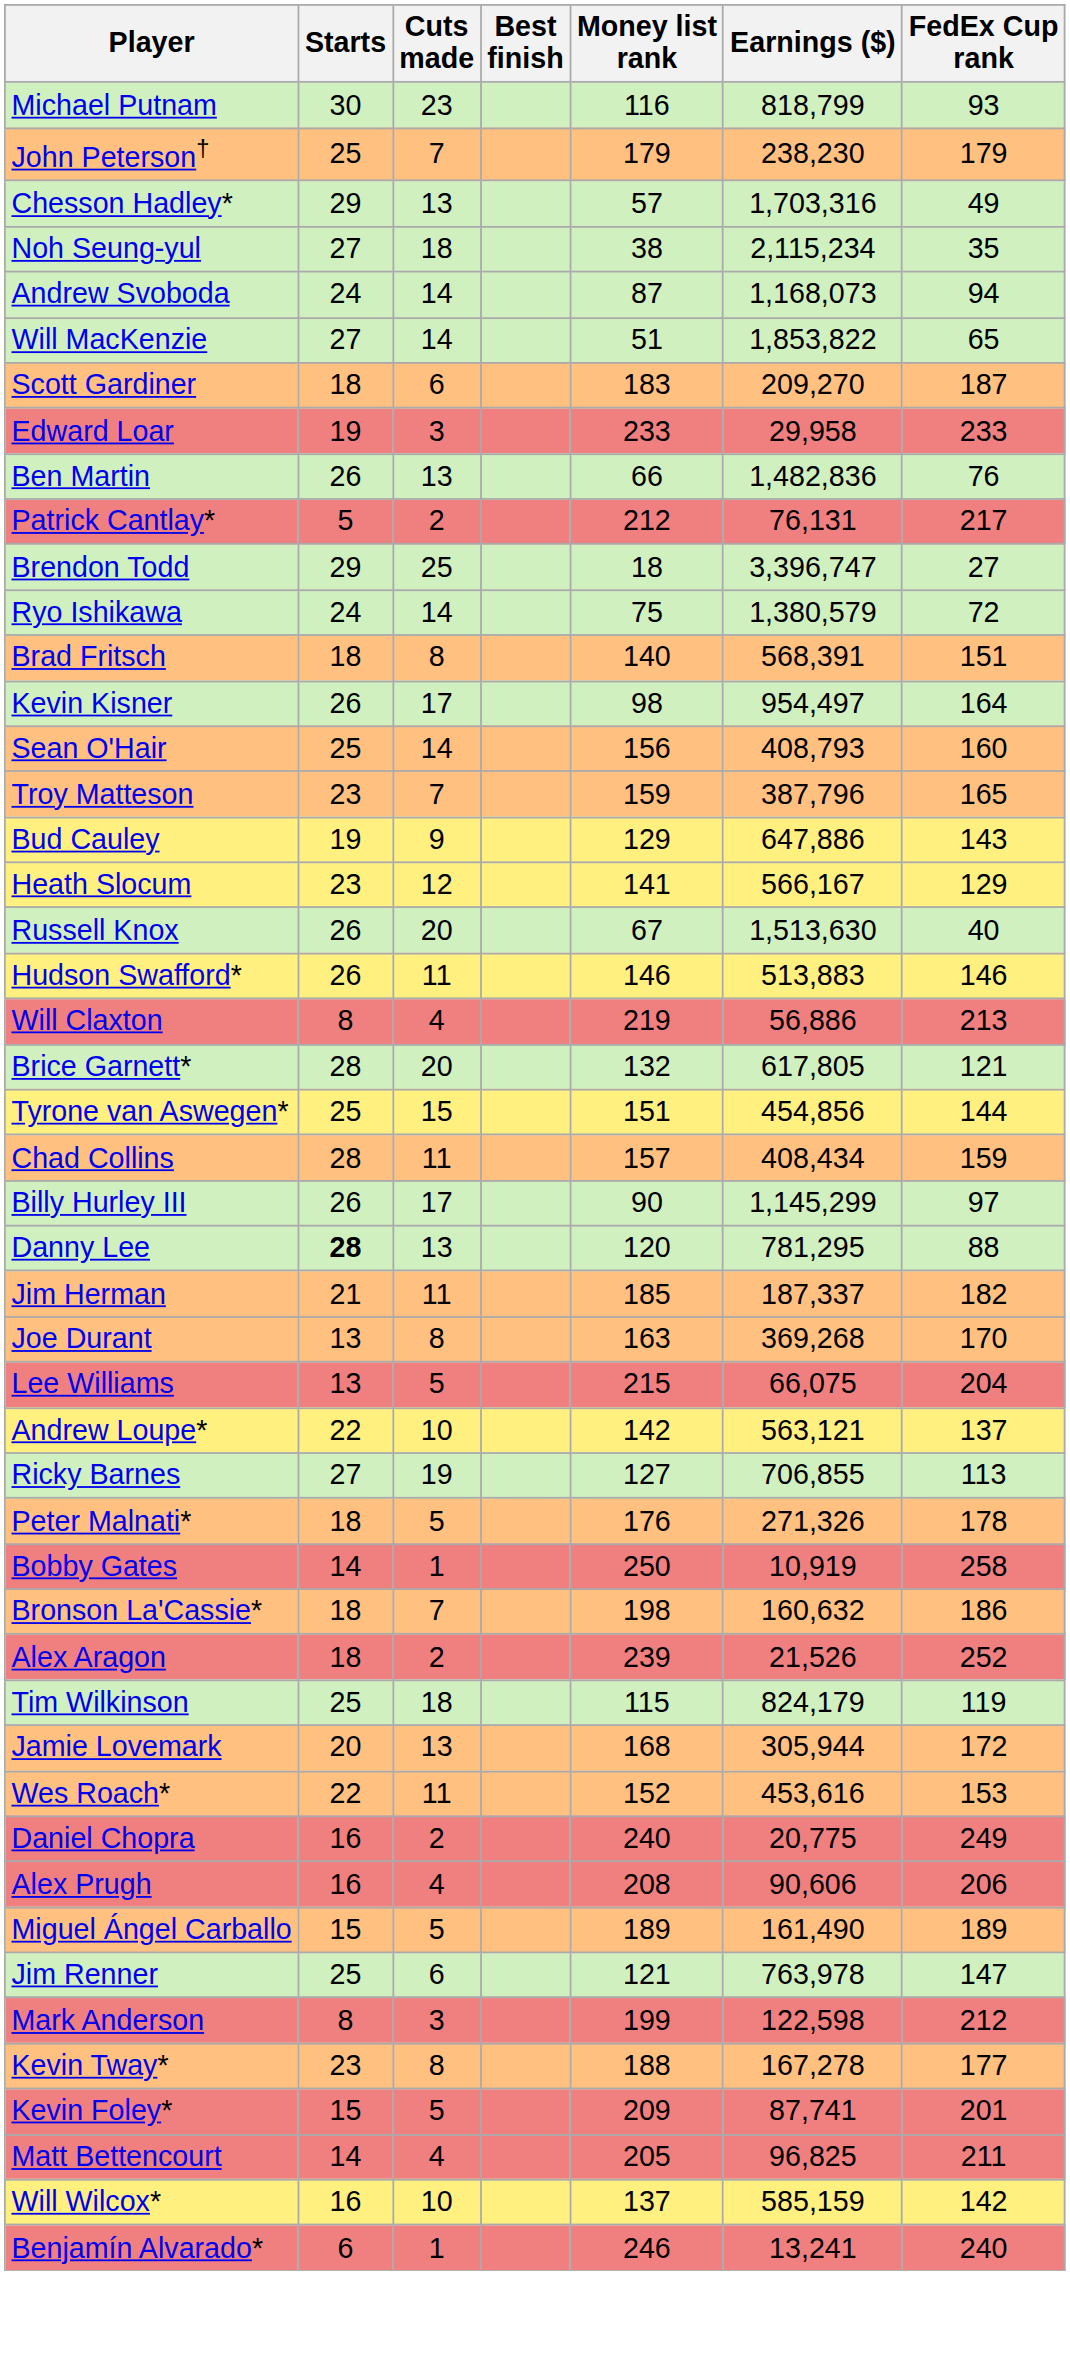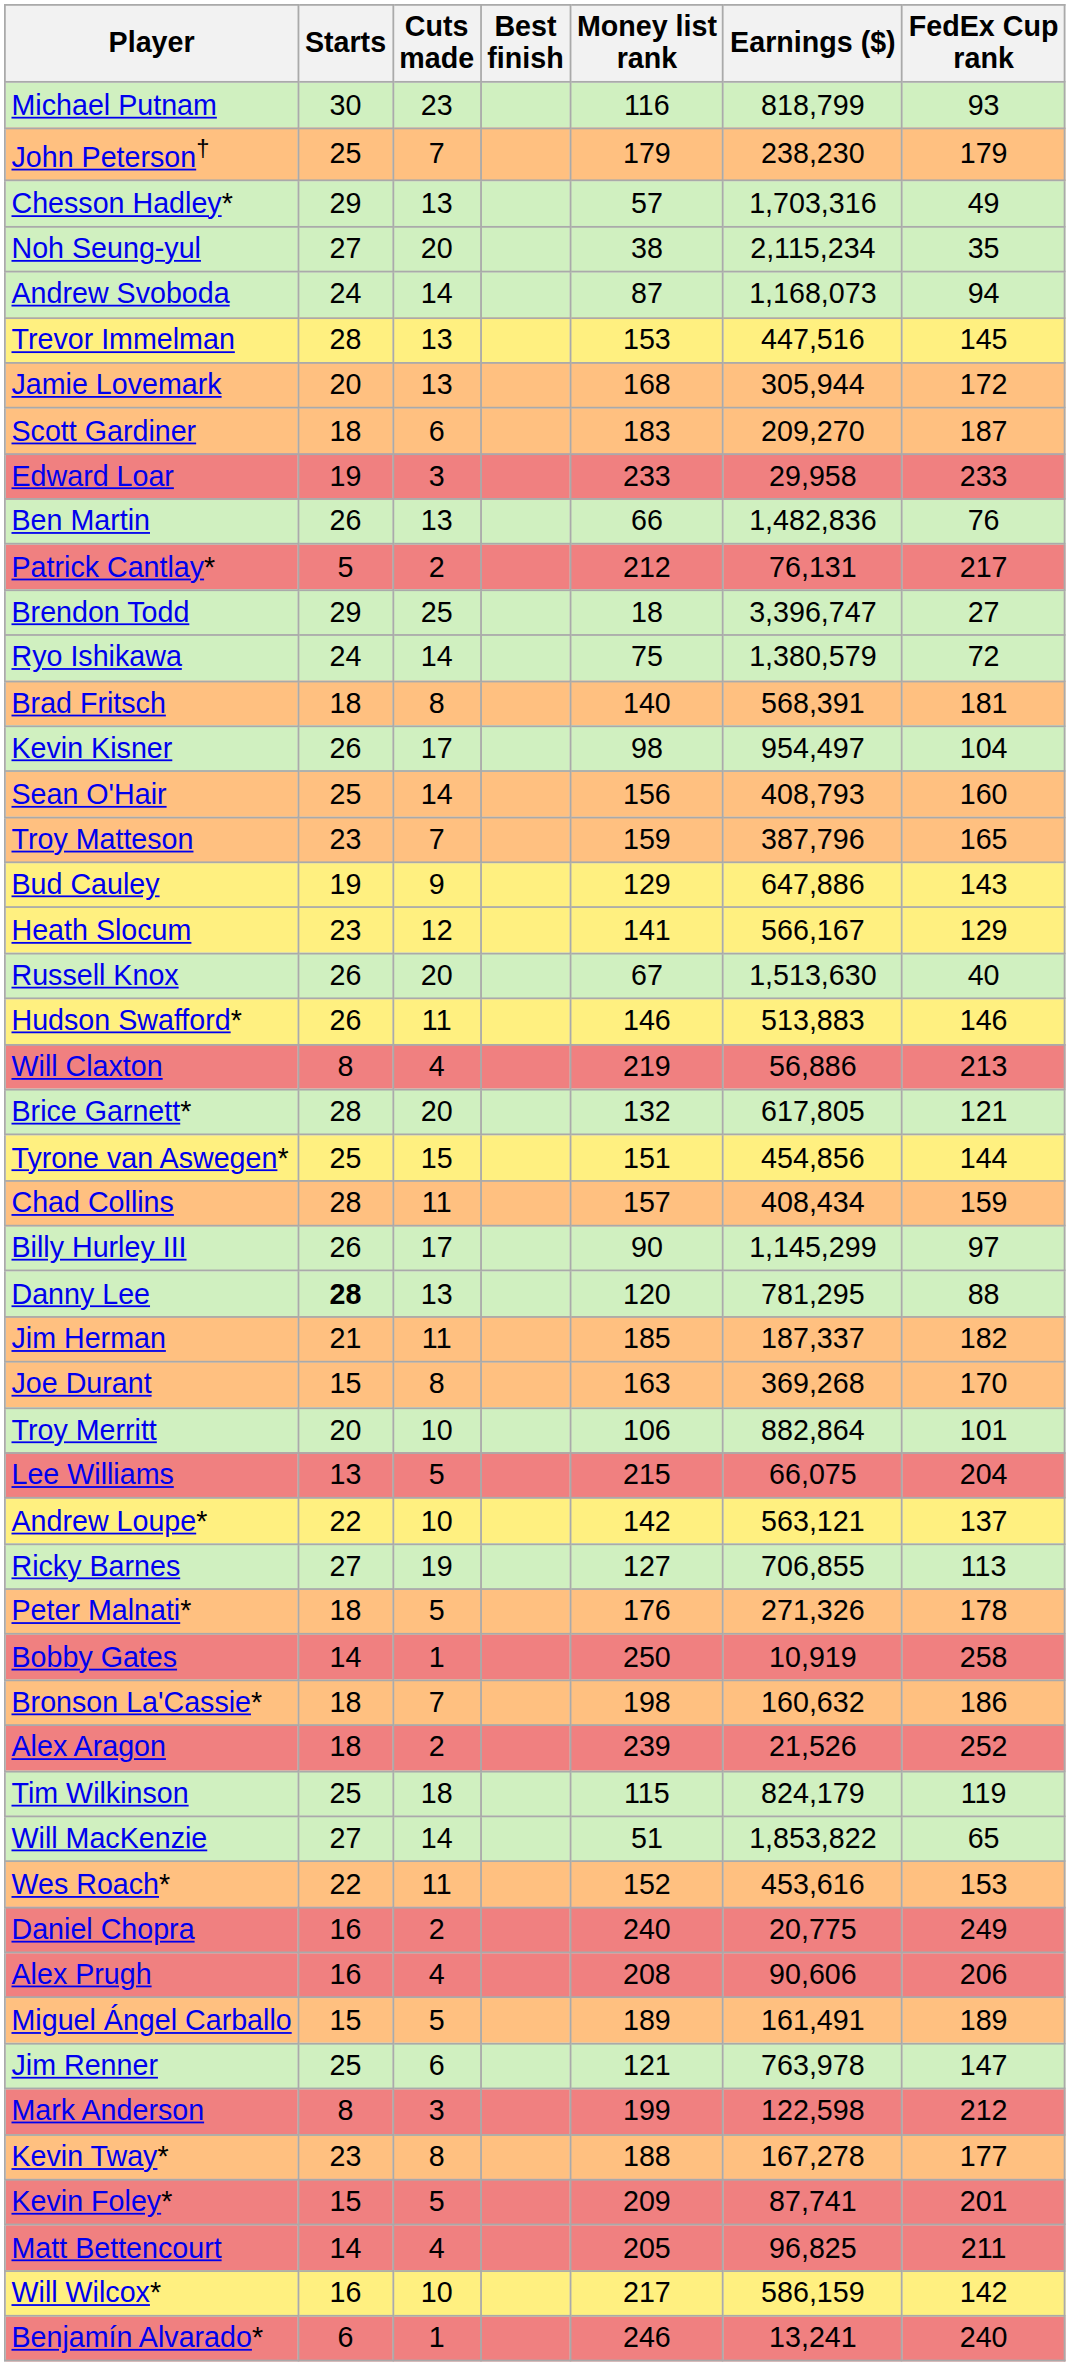(437, 248) 18 -> (437, 248) 20
+ row: (123, 339)
rows swapped: (109, 339) <-> (117, 1747)
(984, 657) 151 -> (984, 703) 181
(984, 703) 164 -> (984, 748) 104
(345, 1338) 13 -> (345, 1384) 15
+ row: (84, 1429)
(813, 1929) 161,490 -> (813, 2020) 161,491
(647, 2201) 137 -> (647, 2292) 217
(813, 2201) 585,159 -> (813, 2292) 586,159
